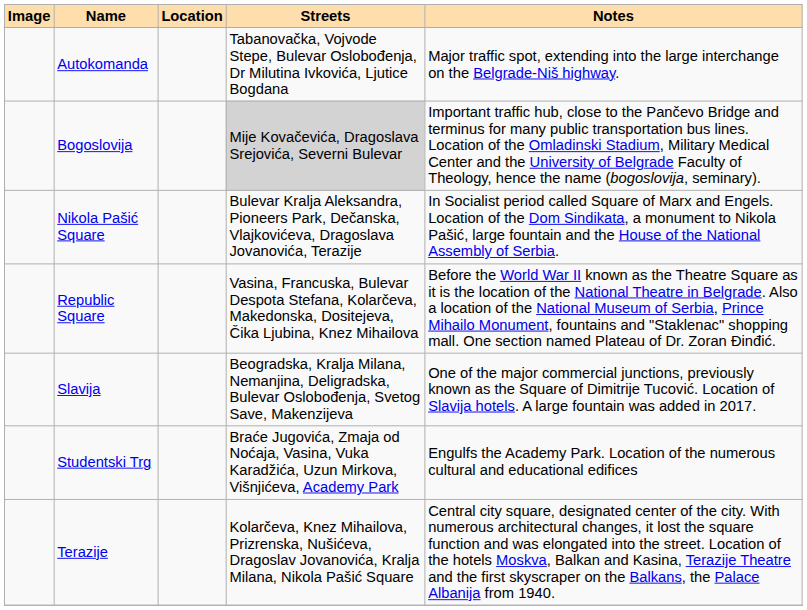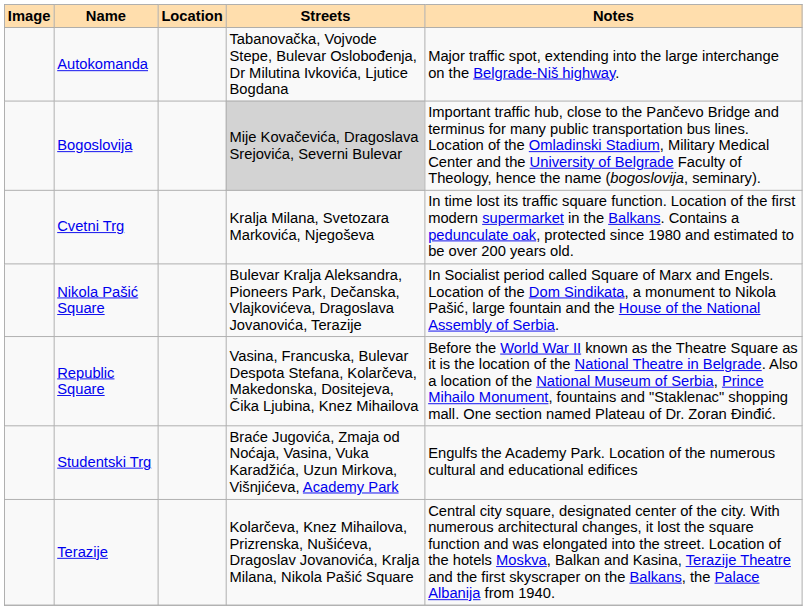+ row: (91, 226)
- row: (79, 389)
